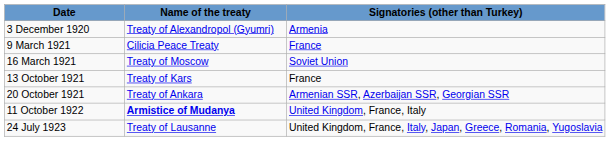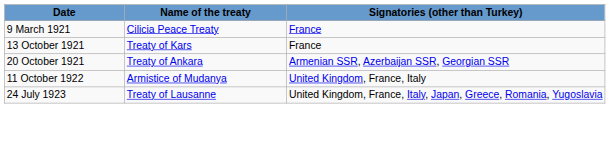- row: (48, 29)
- row: (41, 62)
(181, 111) bold -> (177, 78) normal
